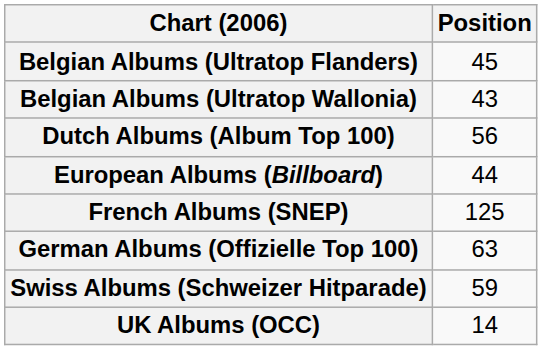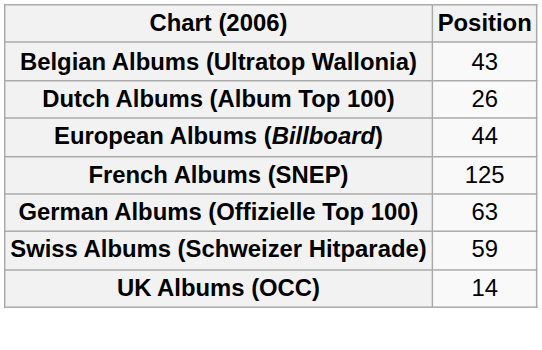- row: (218, 61)
(485, 136) 56 -> (485, 99) 26
